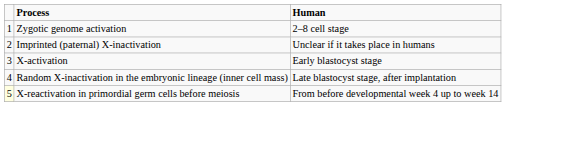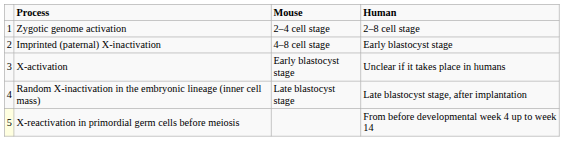+ column: (288, 12)
(364, 45) Unclear if it takes place in humans -> (408, 45) Early blastocyst stage
(337, 61) Early blastocyst stage -> (434, 67) Unclear if it takes place in humans
